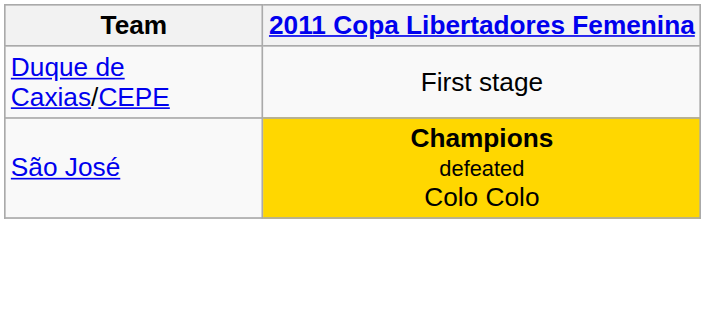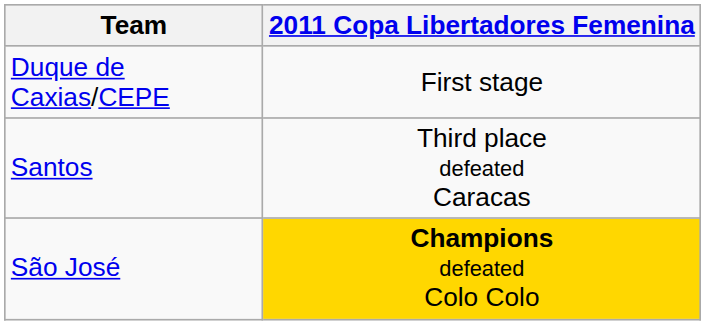+ row: (52, 167)
